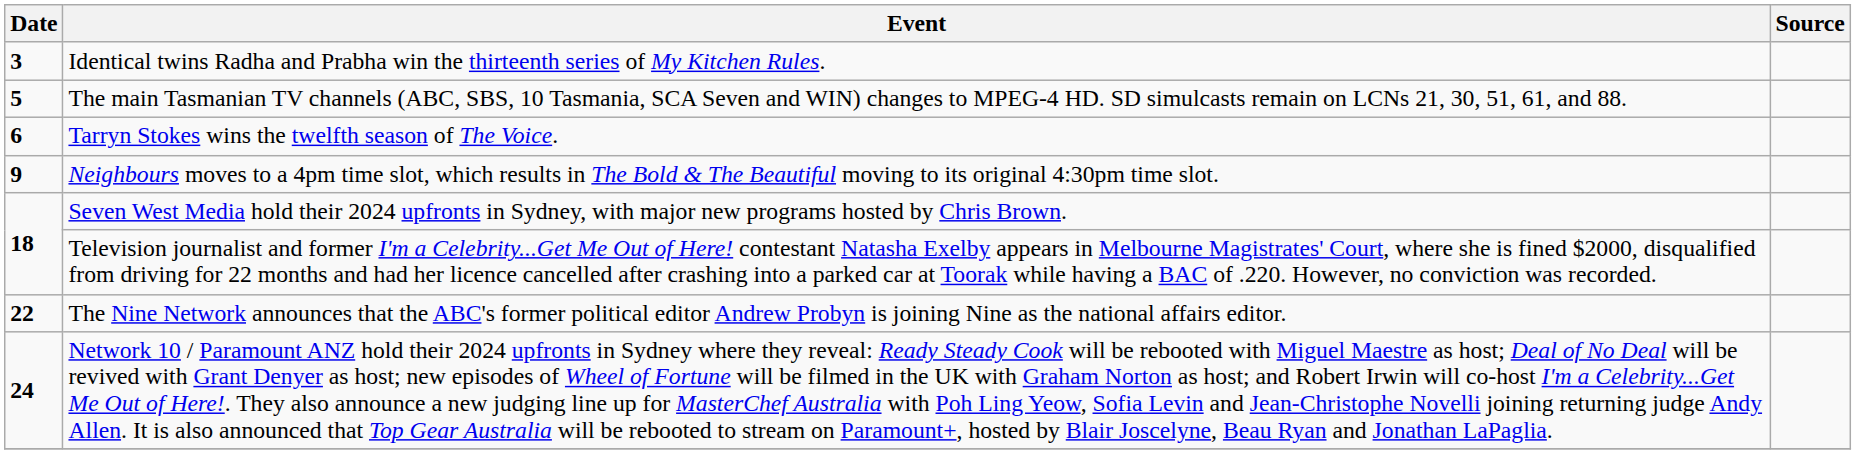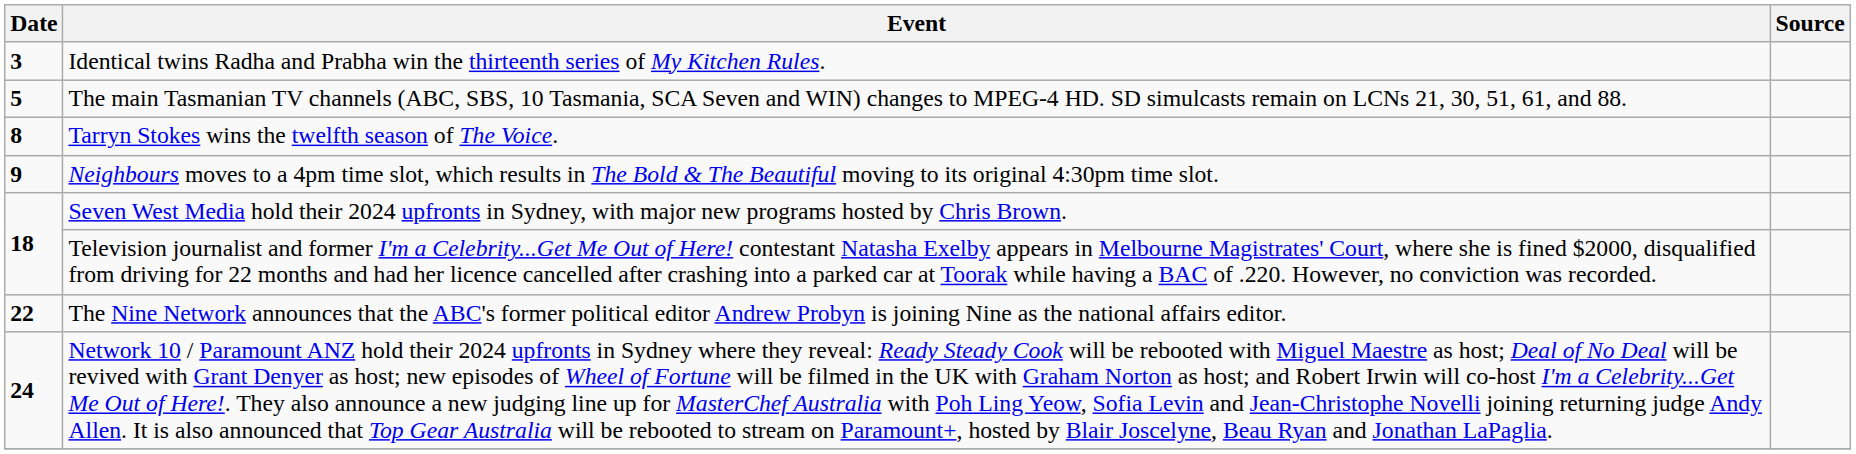(16, 135) 6 -> (16, 135) 8
